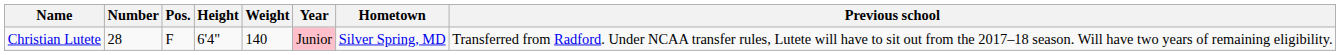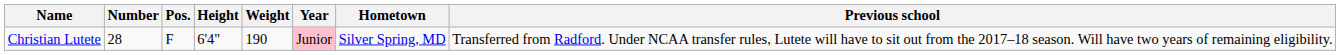(256, 38) 140 -> (256, 38) 190
